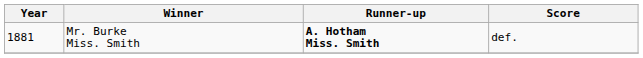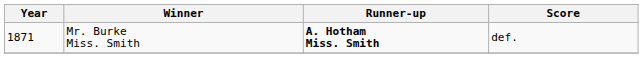(21, 38) 1881 -> (21, 38) 1871
